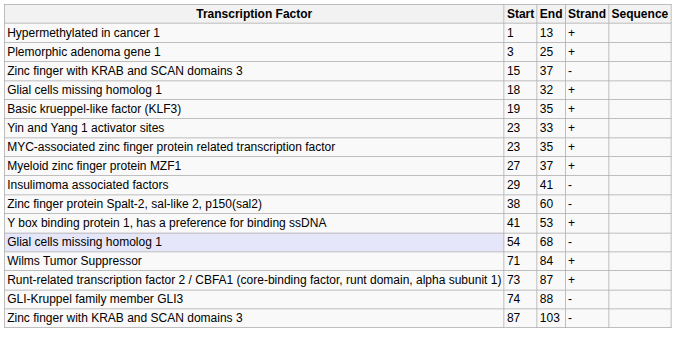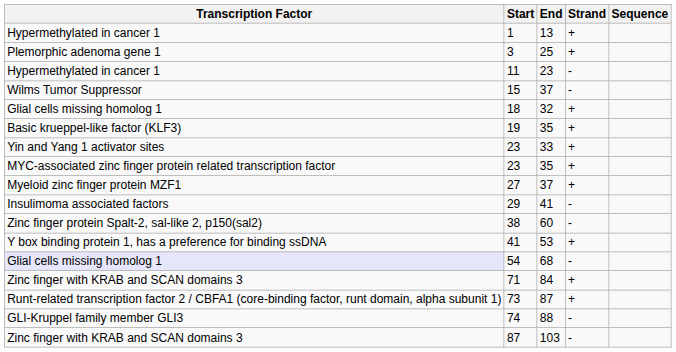+ row: (513, 71)
(125, 71) Zinc finger with KRAB and SCAN domains 3 -> (74, 90) Wilms Tumor Suppressor
(74, 261) Wilms Tumor Suppressor -> (125, 280) Zinc finger with KRAB and SCAN domains 3
